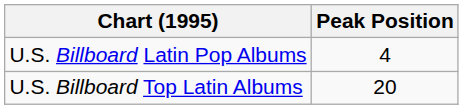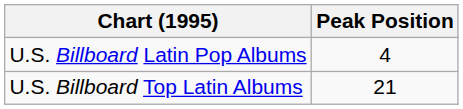(385, 87) 20 -> (385, 87) 21
